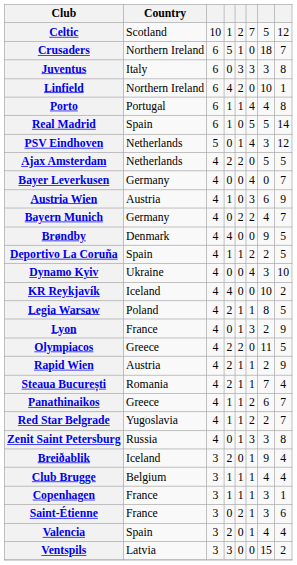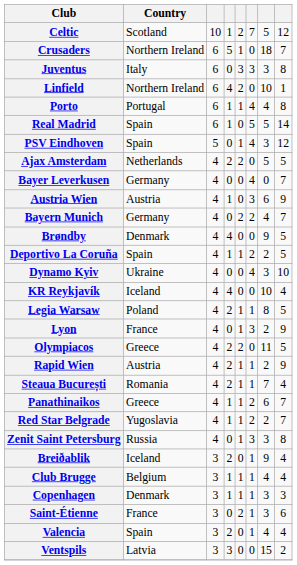(154, 143) Netherlands -> (139, 143) Spain
(283, 291) 2 -> (283, 291) 4
(142, 495) France -> (148, 495) Denmark
(283, 495) 1 -> (283, 495) 3
